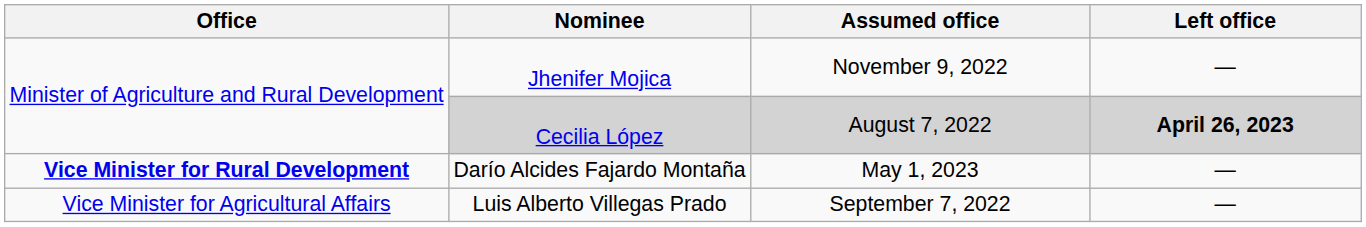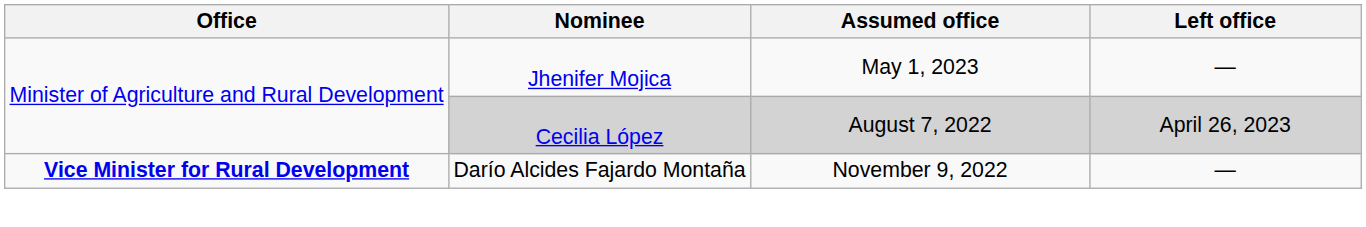(920, 67) November 9, 2022 -> (920, 67) May 1, 2023
(1225, 124) bold -> (1225, 124) normal
(920, 170) May 1, 2023 -> (920, 170) November 9, 2022
- row: (600, 204)
